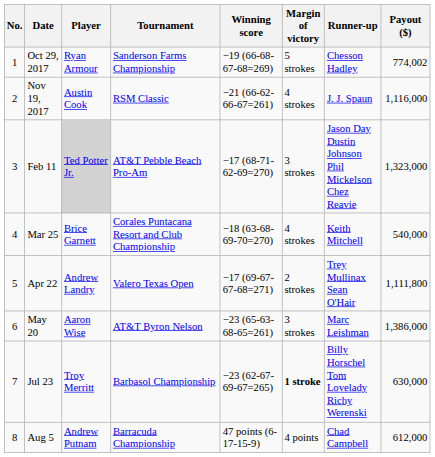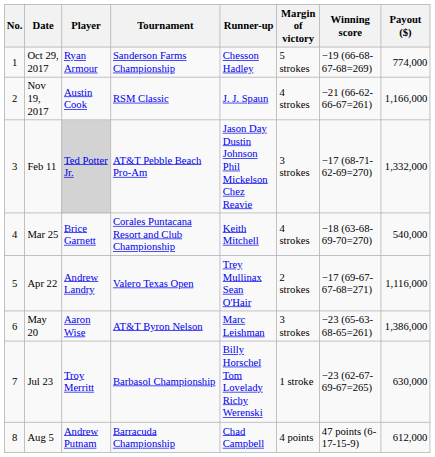columns swapped: (251, 26) <-> (353, 26)
(410, 62) 774,002 -> (410, 62) 774,000
(406, 98) 1,116,000 -> (406, 98) 1,166,000
(406, 166) 1,323,000 -> (406, 166) 1,332,000
(406, 283) 1,111,800 -> (406, 283) 1,116,000
(303, 381) bold -> (296, 381) normal
